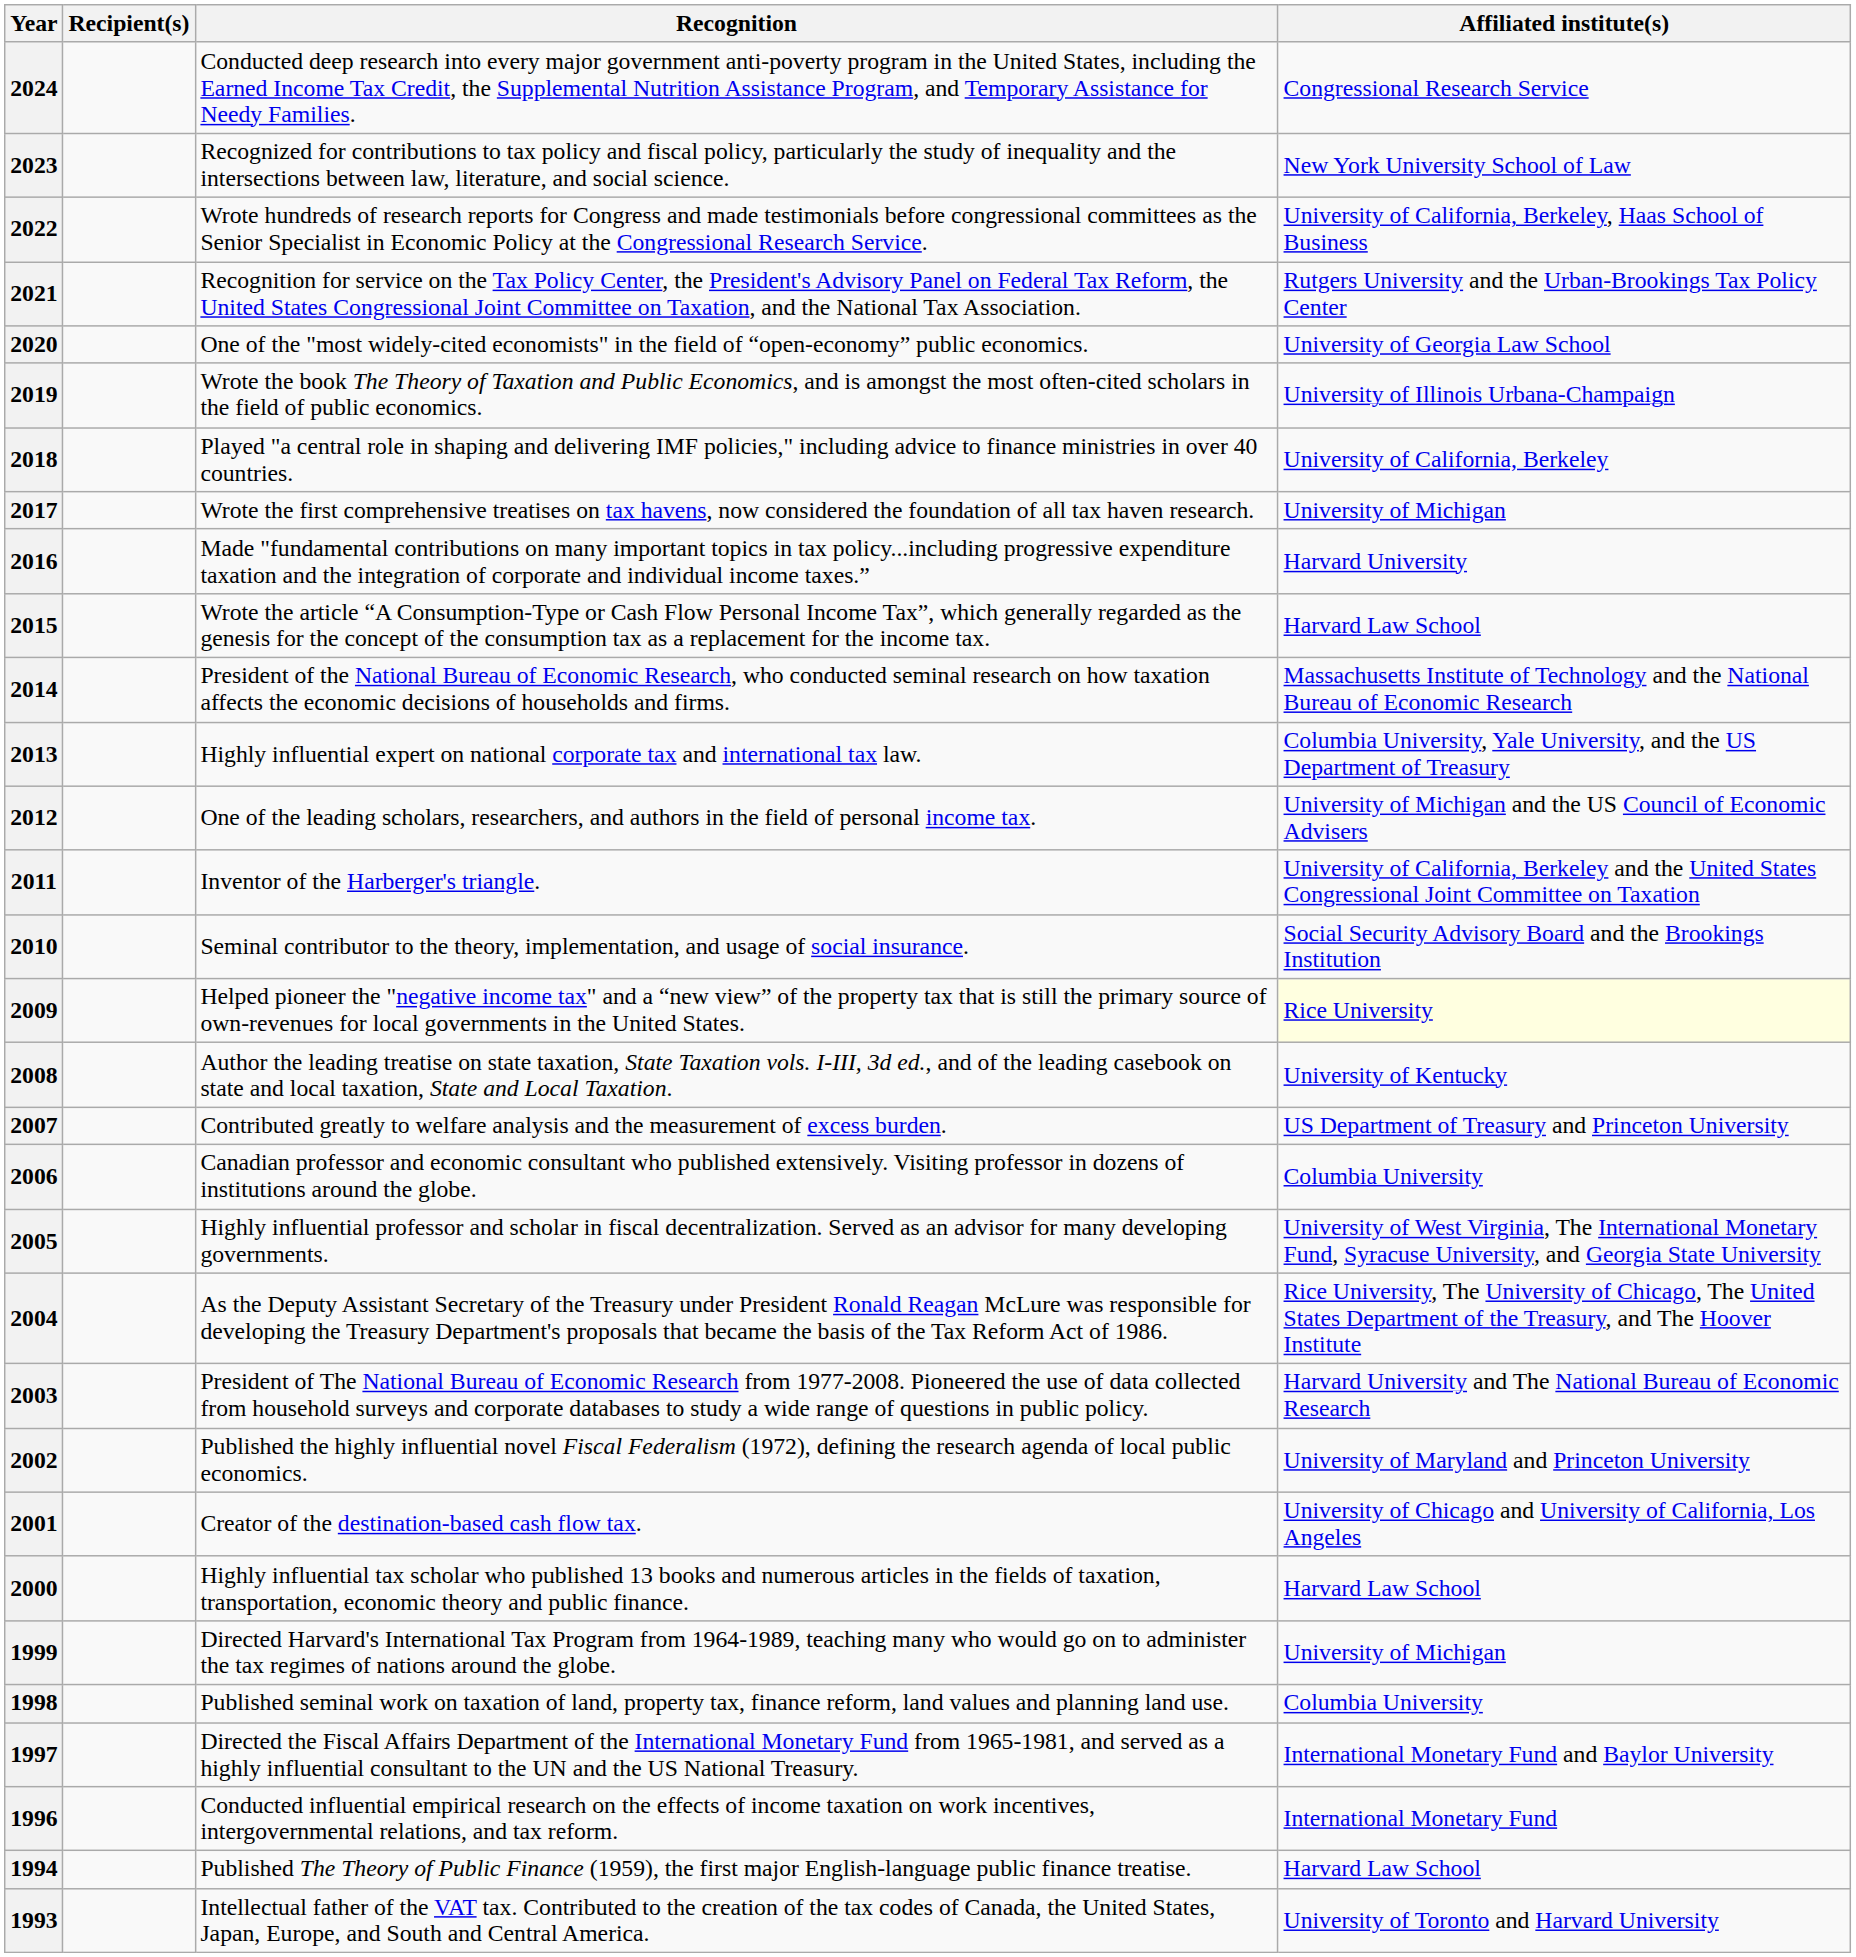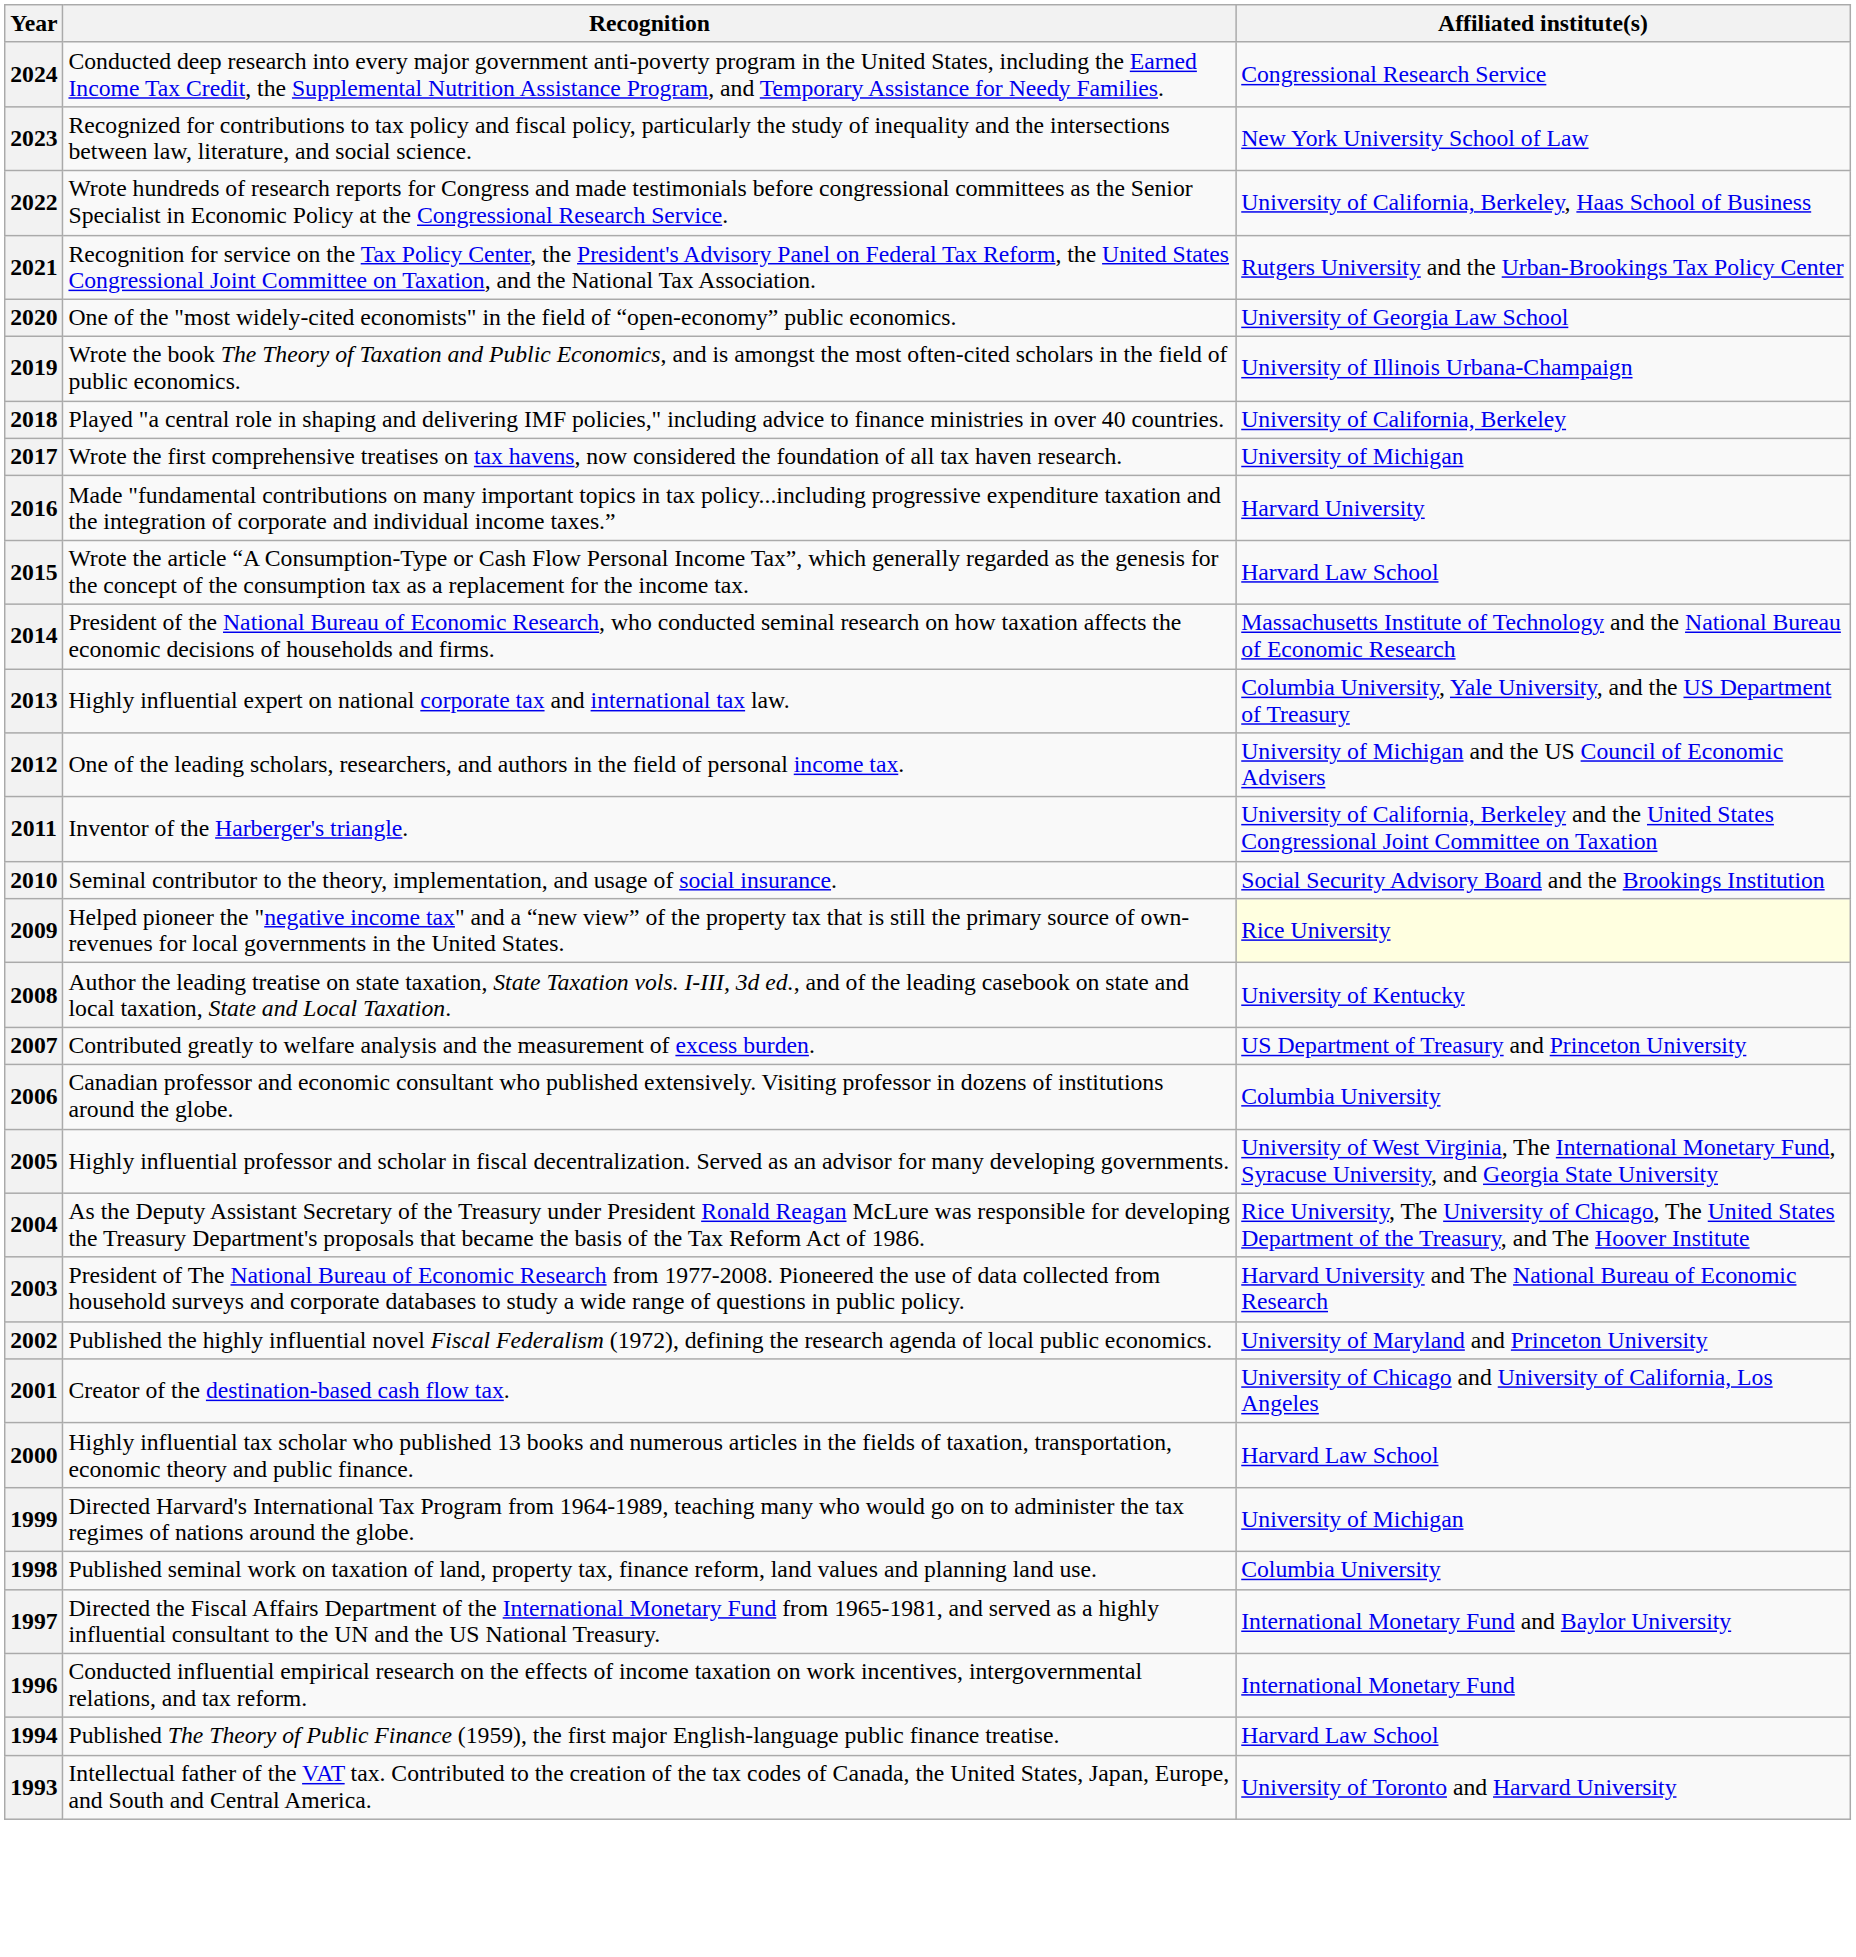- column: (129, 23)
